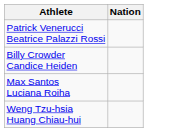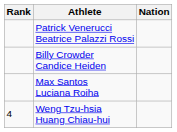+ column: (19, 12)
